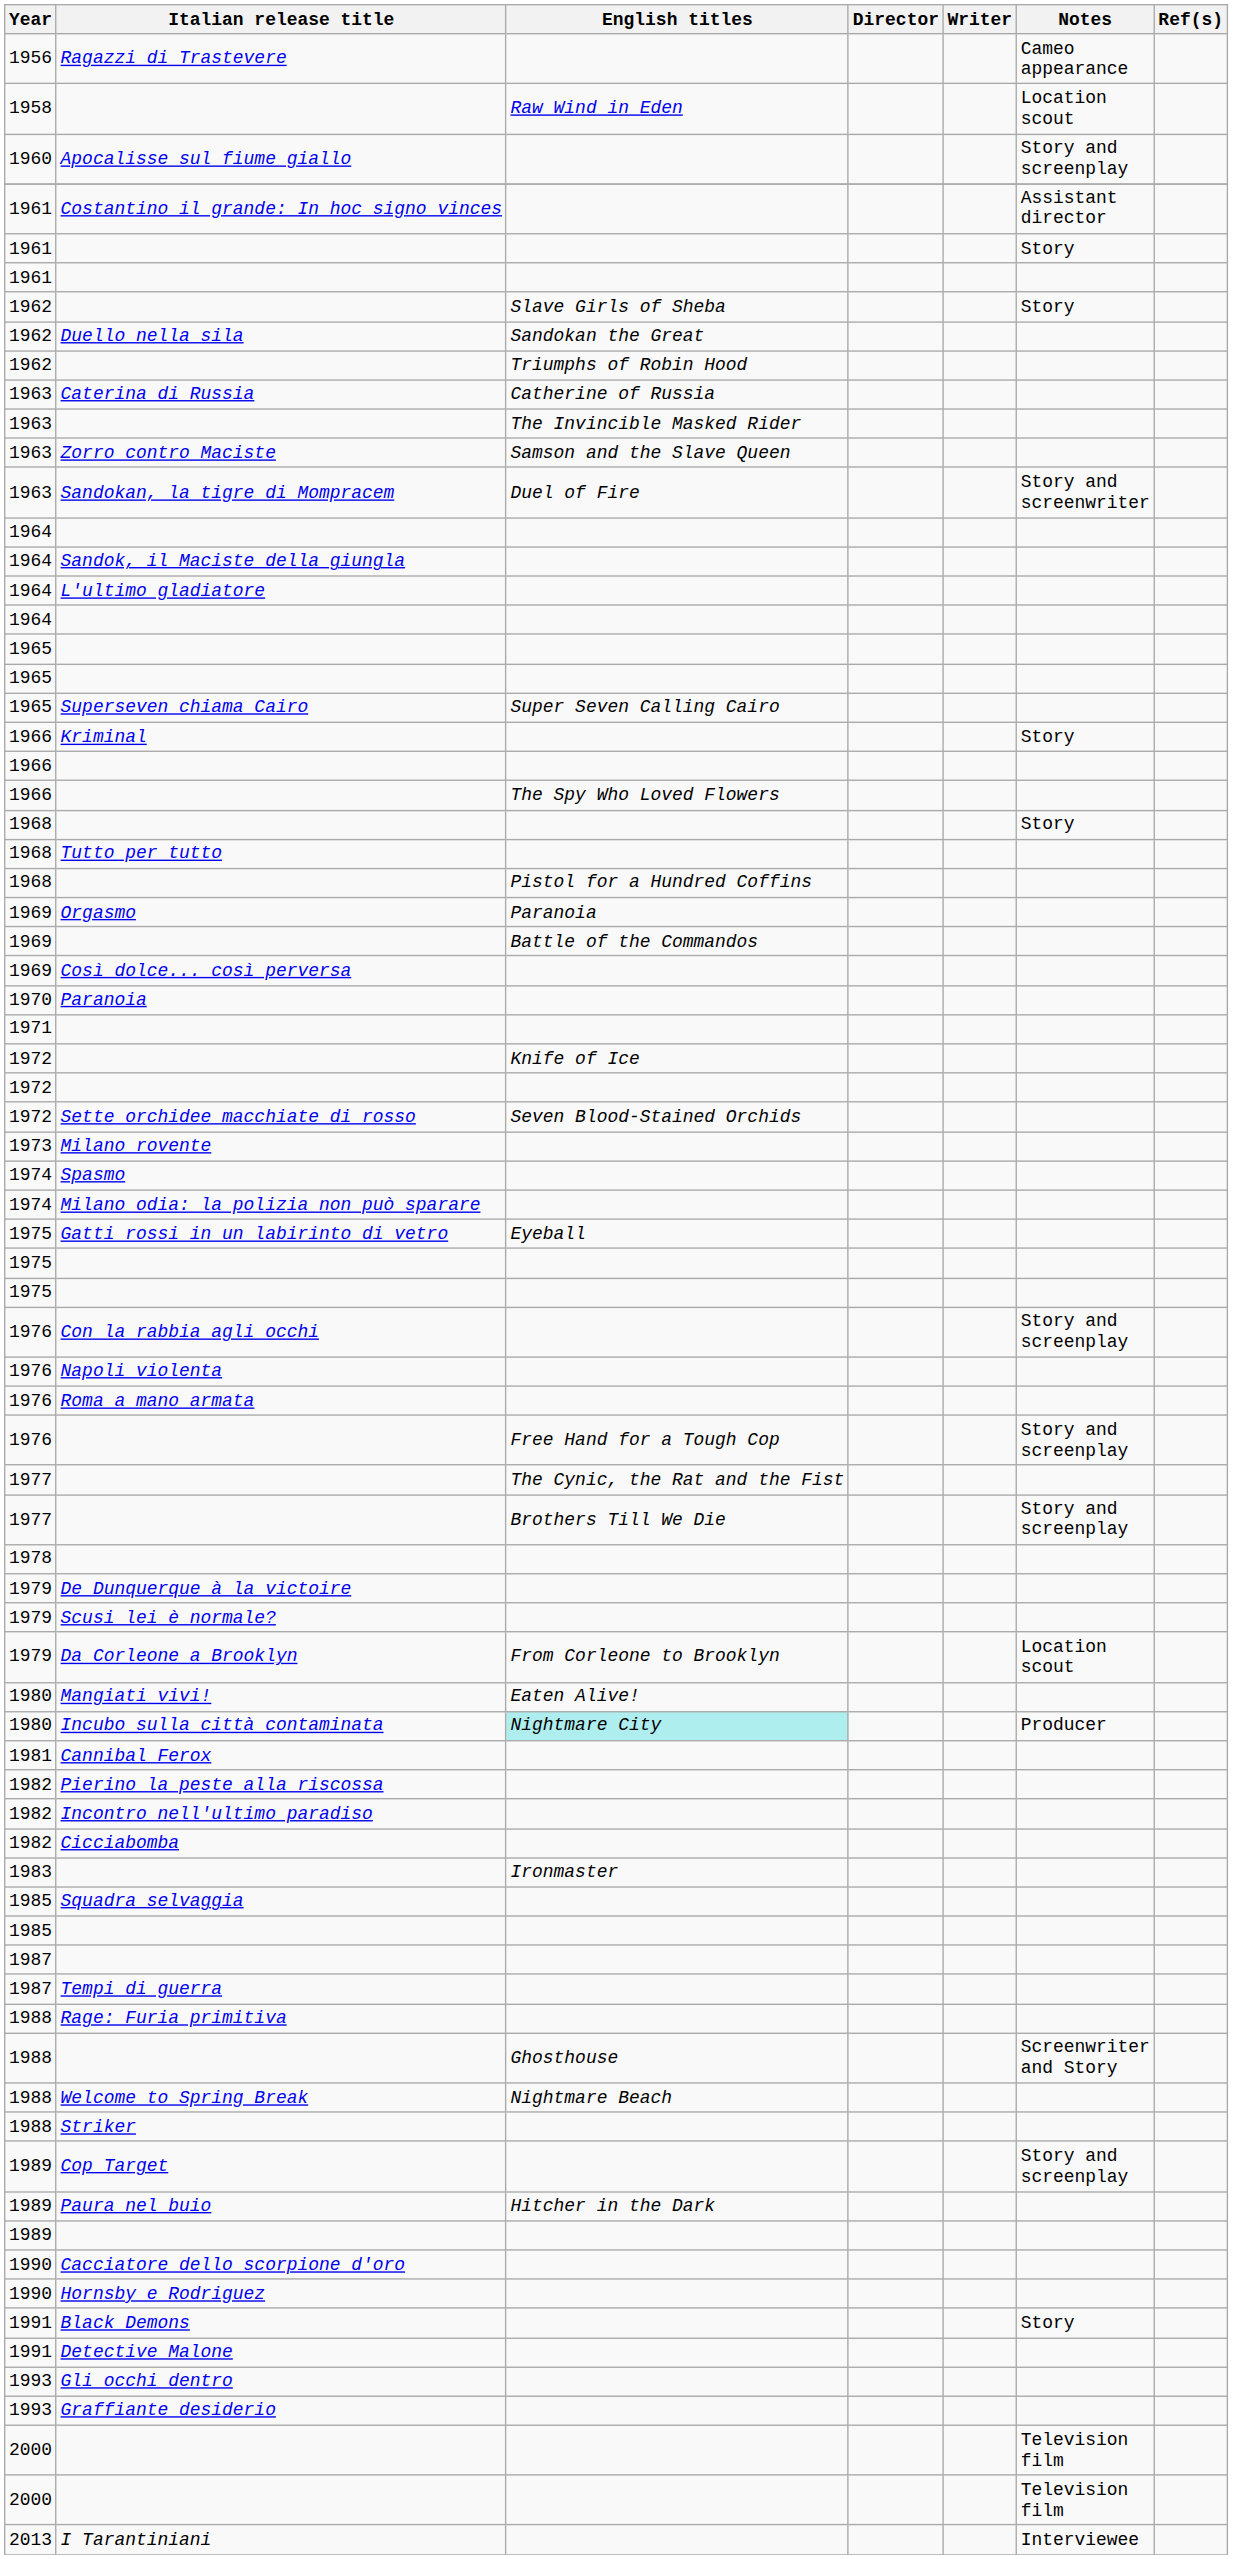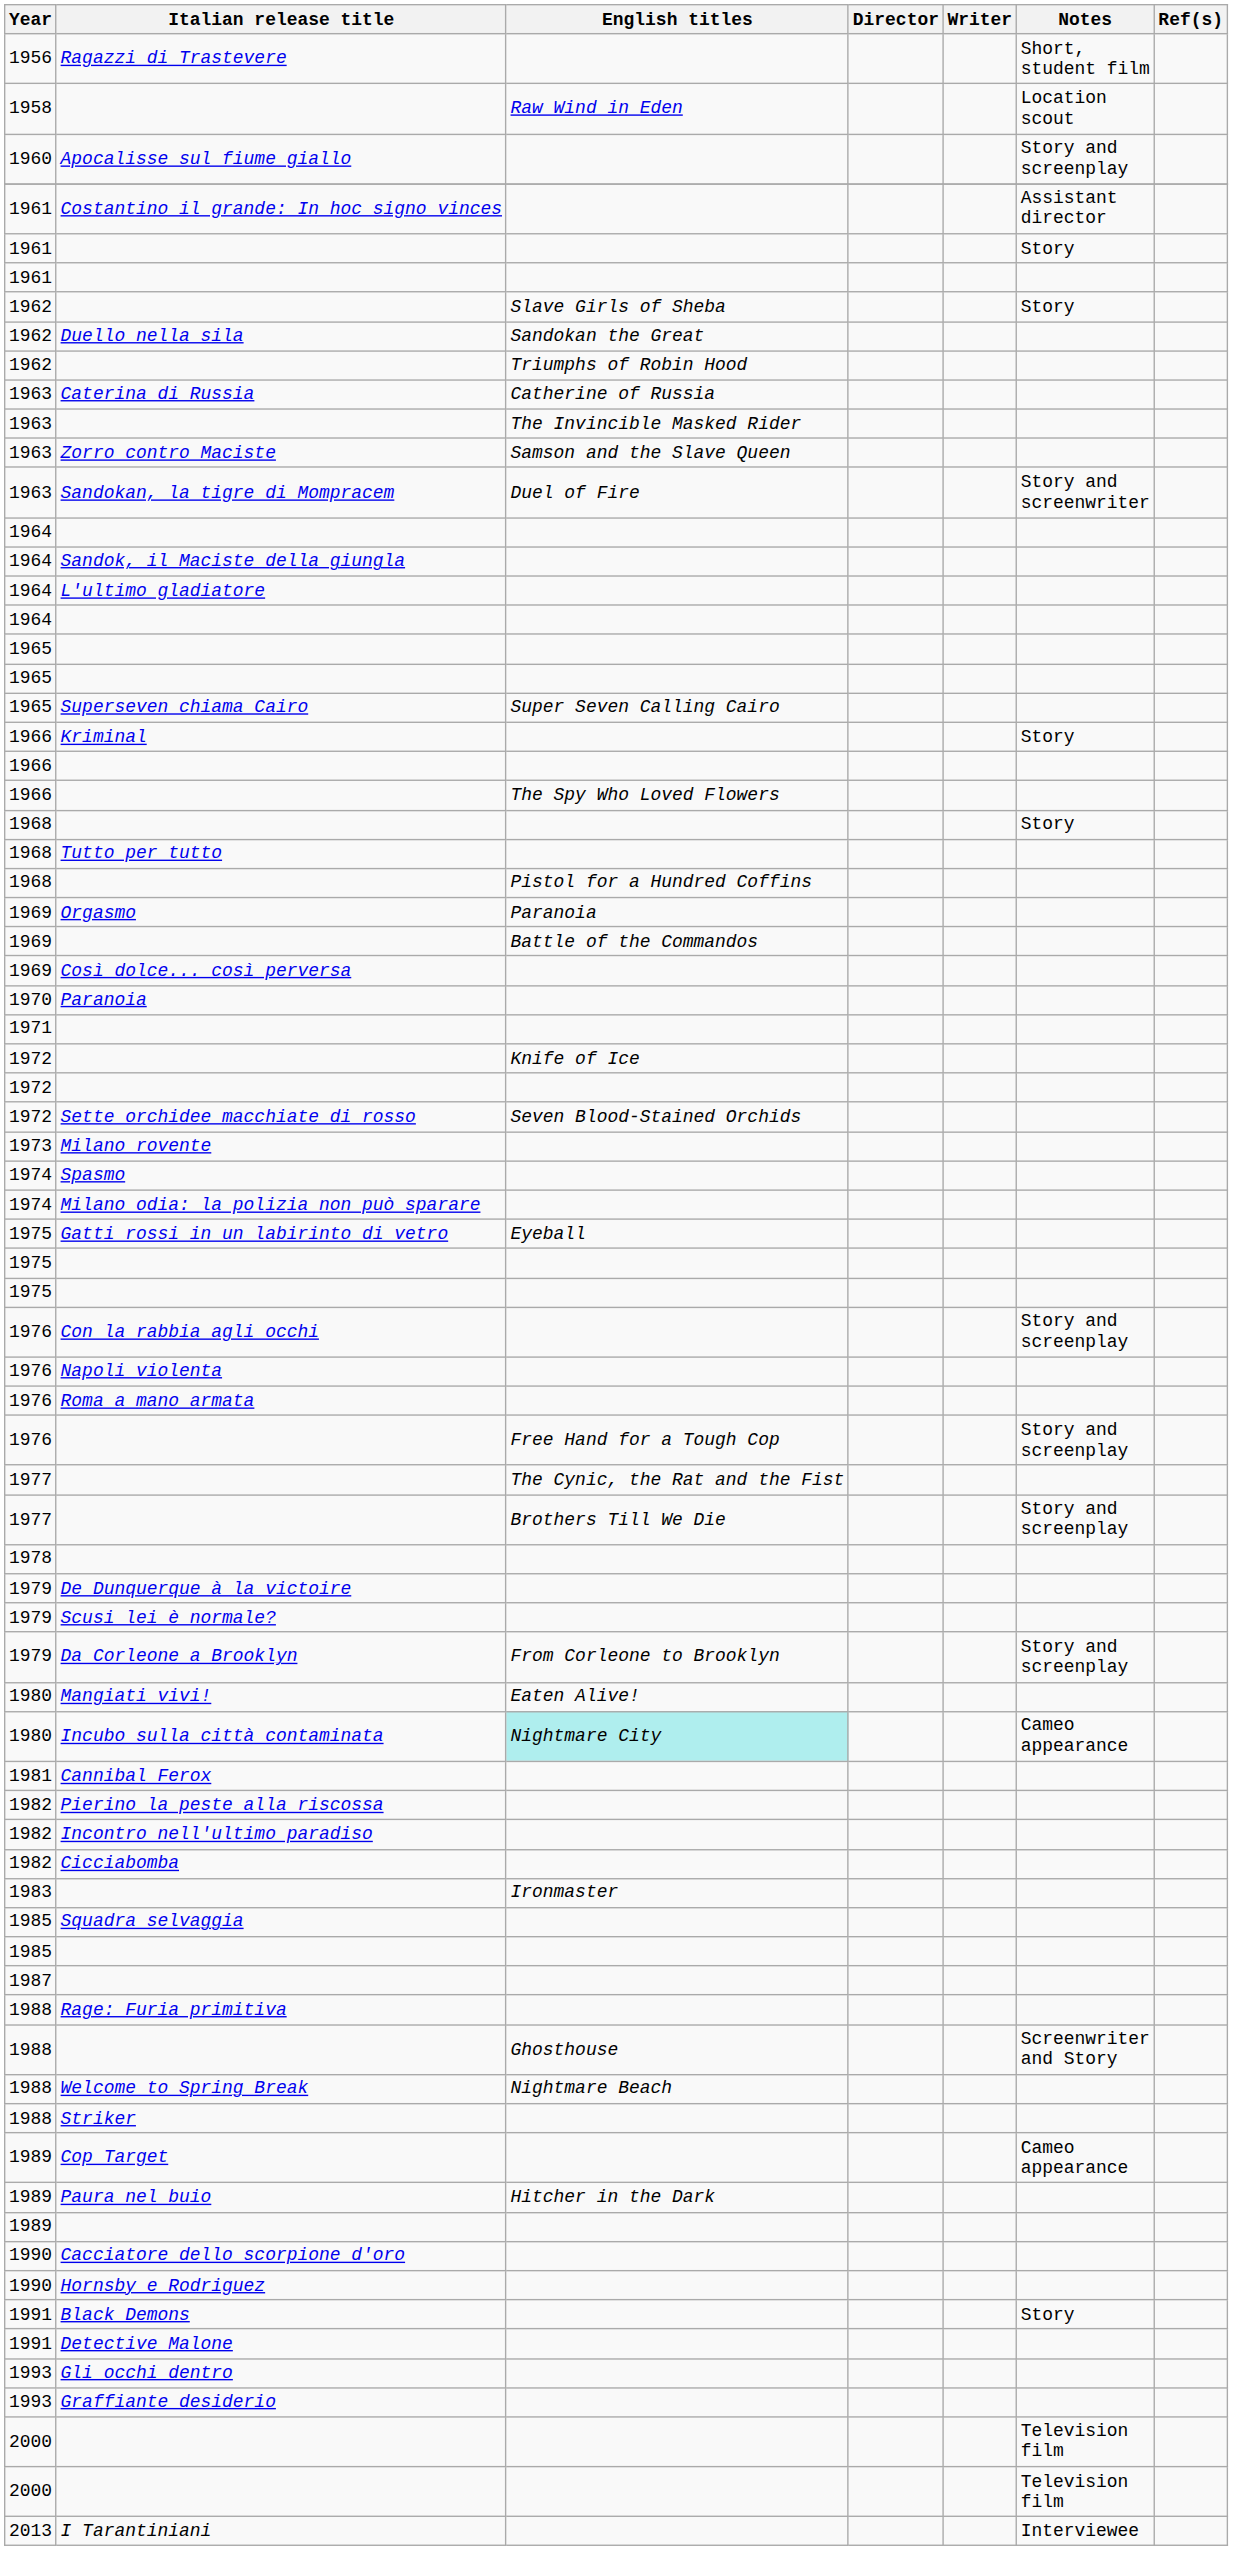(1074, 59) Cameo appearance -> (1085, 59) Short, student film
(1064, 1657) Location scout -> (1074, 1657) Story and screenplay
(1064, 1726) Producer -> (1074, 1736) Cameo appearance
- row: (31, 1989)
(1074, 2166) Story and screenplay -> (1074, 2158) Cameo appearance
